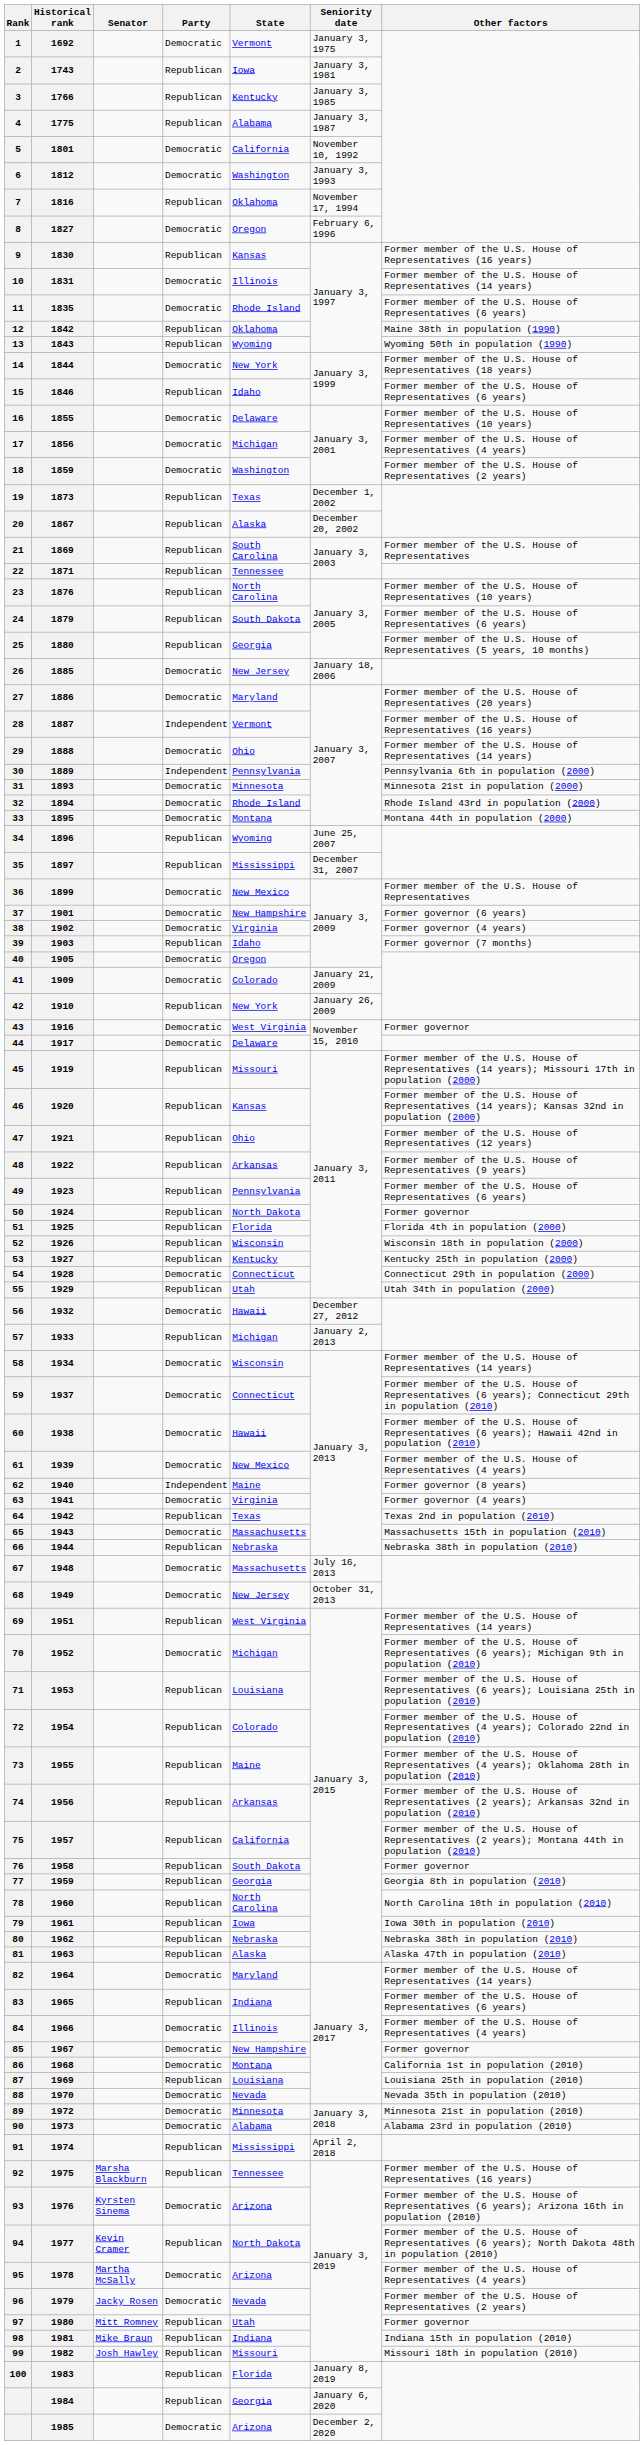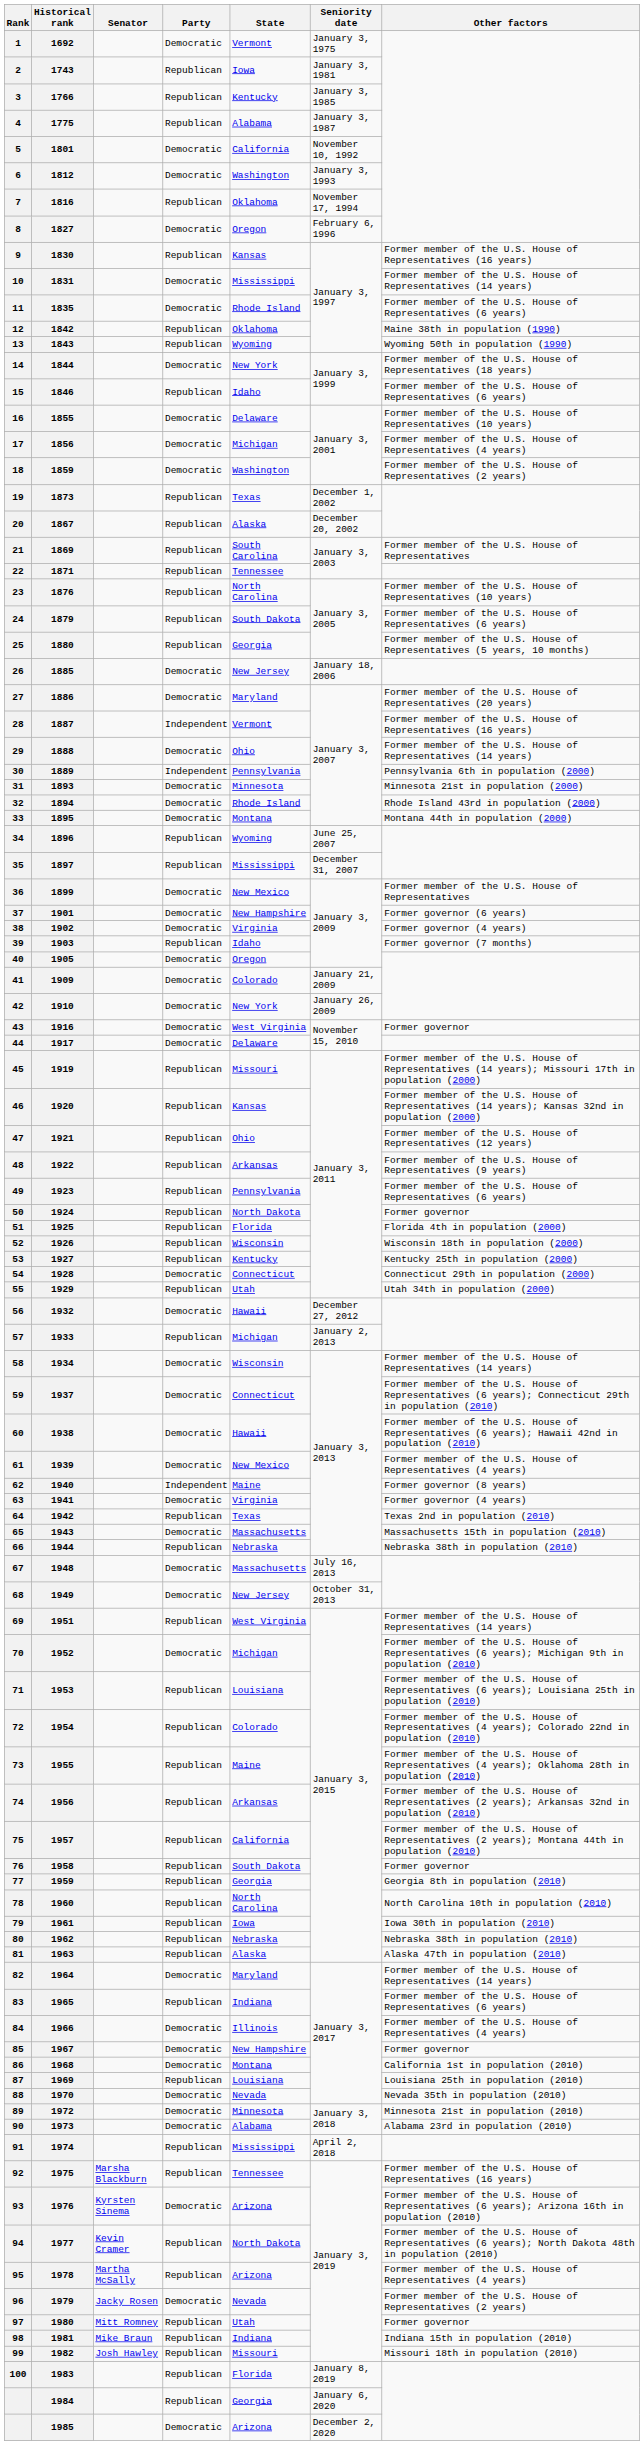(255, 282) Illinois -> (263, 282) Mississippi
(193, 1007) Republican -> (193, 1007) Democratic
(193, 2275) Democratic -> (193, 2275) Republican
